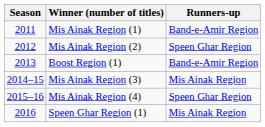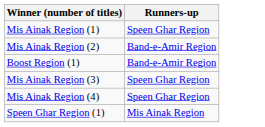- column: (25, 12)
(213, 29) Band-e-Amir Region -> (168, 29) Speen Ghar Region
(210, 46) Speen Ghar Region -> (172, 46) Band-e-Amir Region
(207, 79) Mis Ainak Region -> (168, 79) Speen Ghar Region
